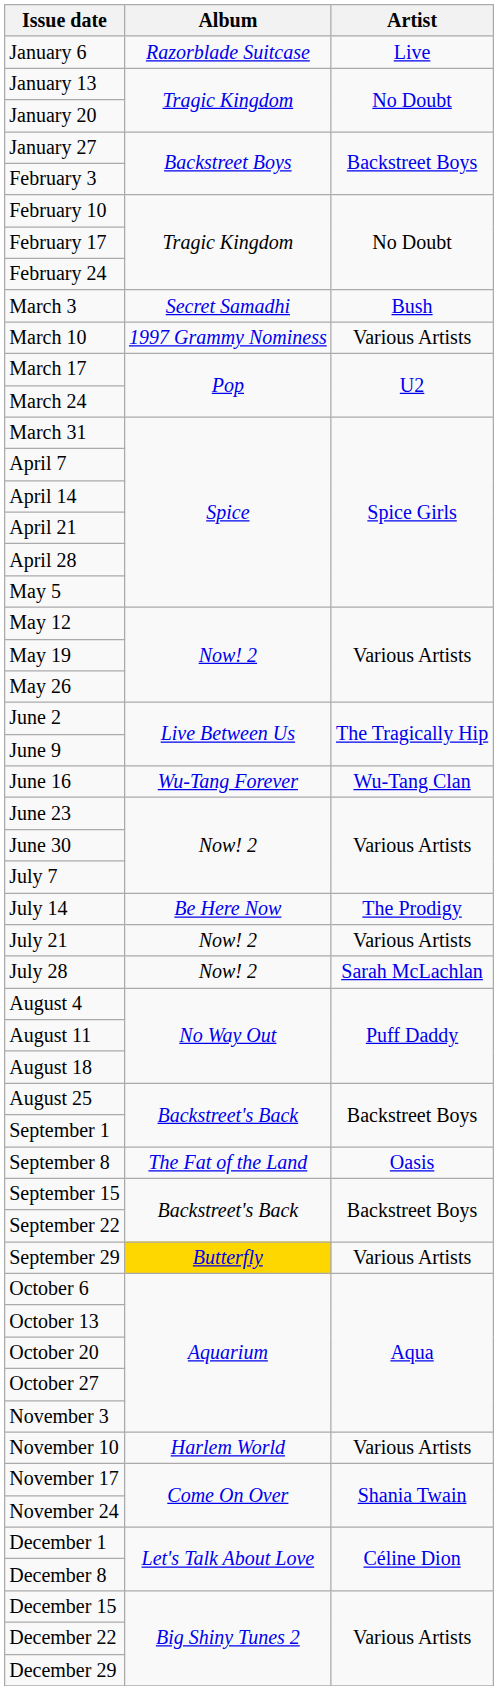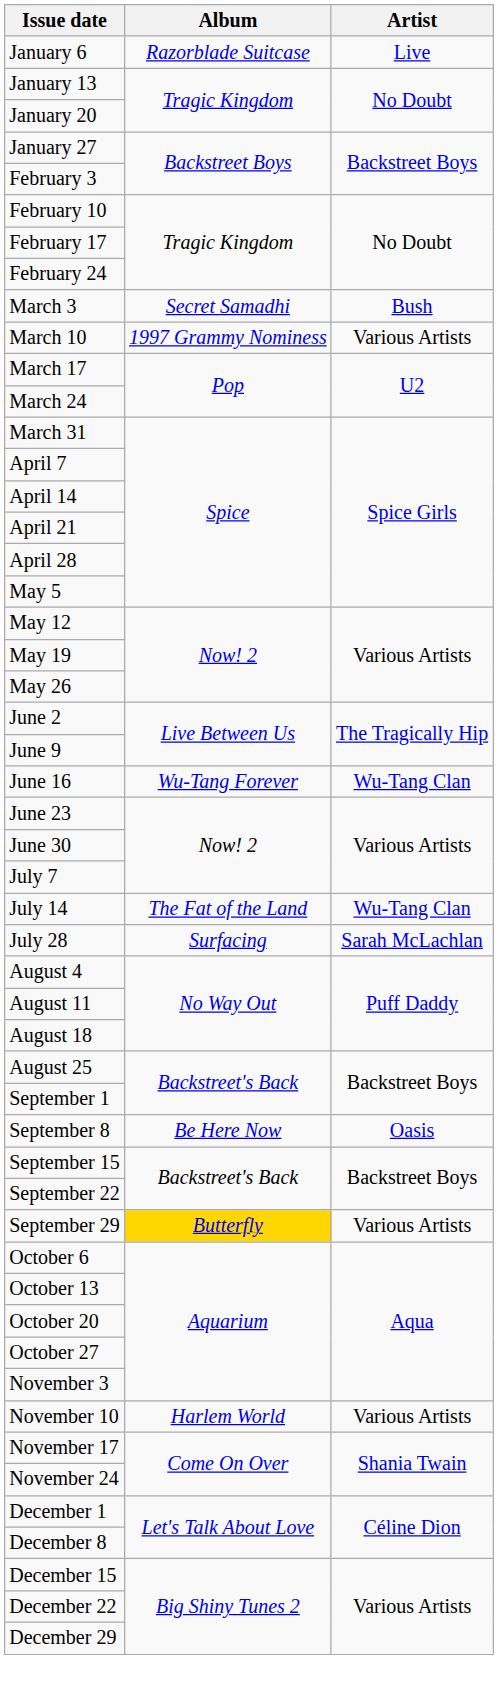(228, 908) Be Here Now -> (228, 908) The Fat of the Land
(412, 908) The Prodigy -> (412, 908) Wu-Tang Clan
- row: (38, 940)
(228, 971) Now! 2 -> (228, 940) Surfacing
(228, 1162) The Fat of the Land -> (228, 1130) Be Here Now
